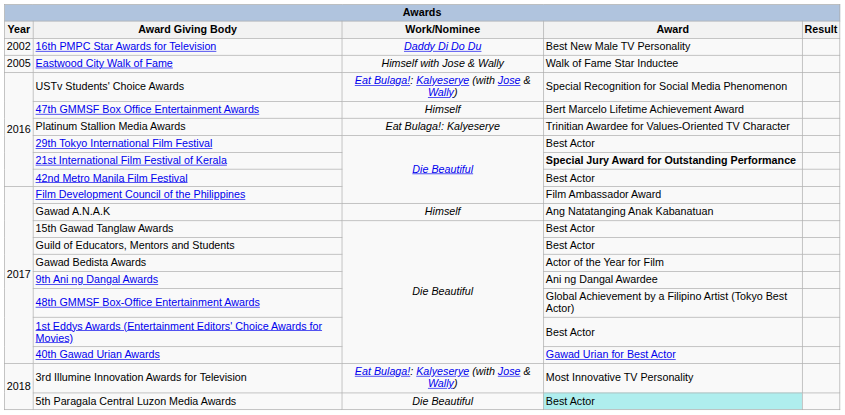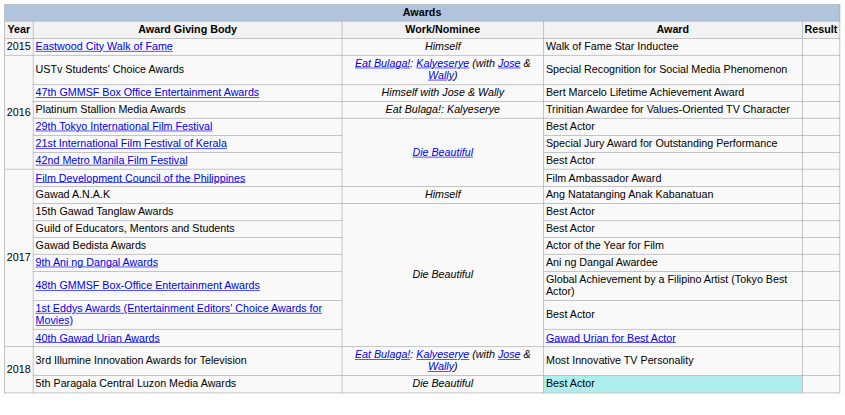- row: (126, 47)
(19, 64) 2005 -> (19, 47) 2015
(443, 64) Himself with Jose & Wally -> (443, 47) Himself
(443, 110) Himself -> (443, 93) Himself with Jose & Wally
(671, 161) bold -> (662, 144) normal
